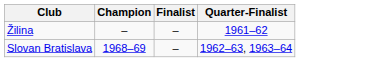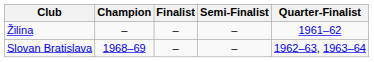+ column: (234, 13)
